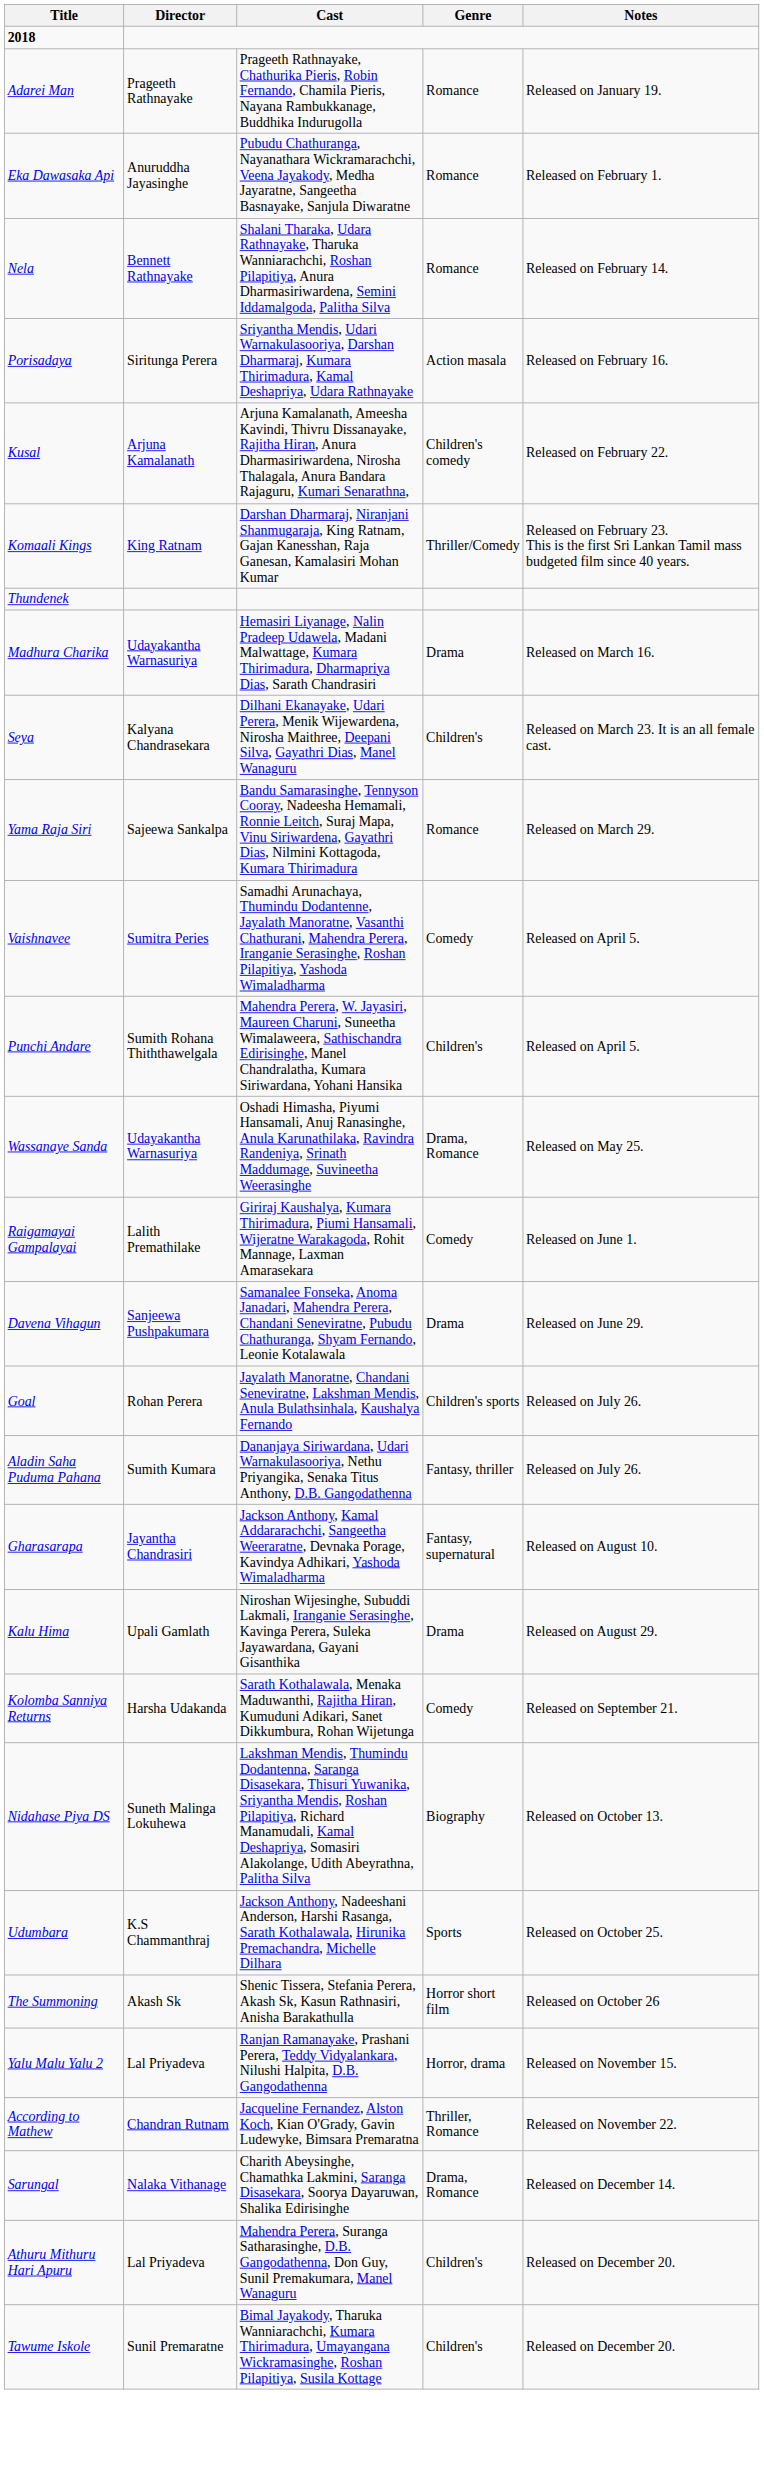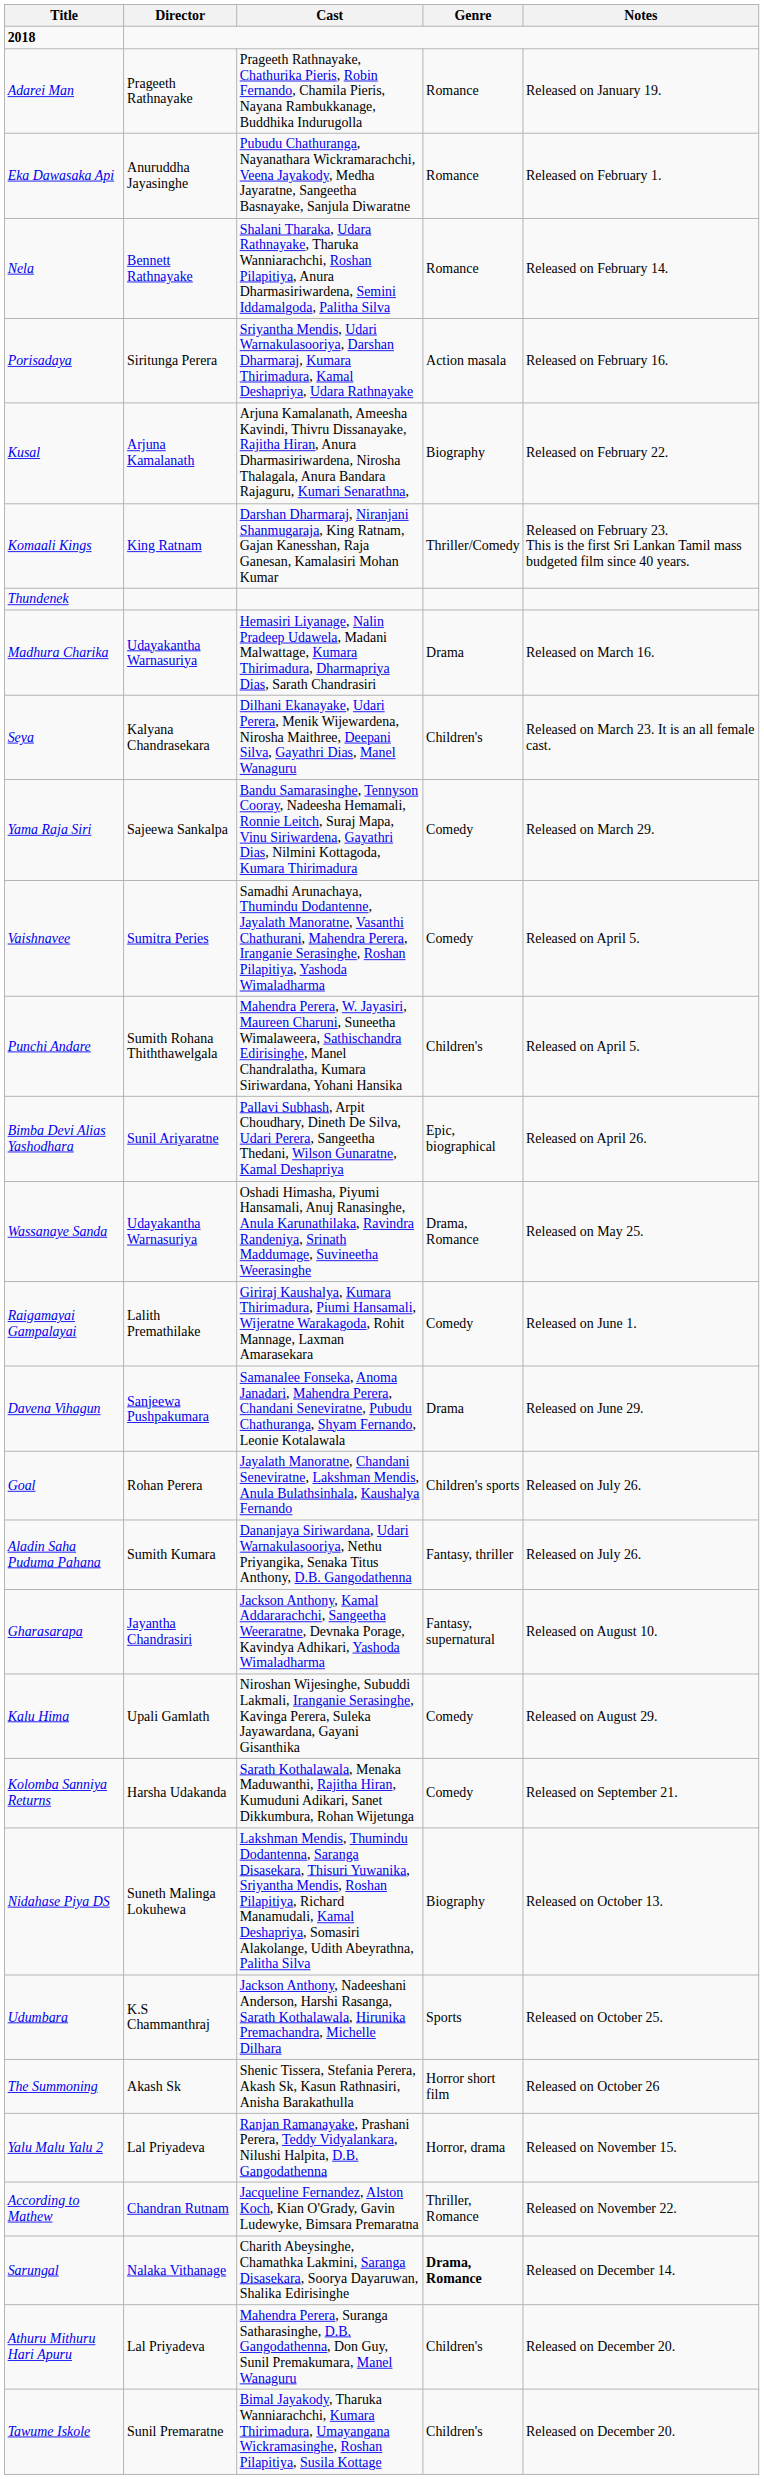(454, 453) Children's comedy -> (455, 453) Biography
(452, 829) Romance -> (450, 829) Comedy
+ row: (57, 1138)
(445, 1631) Drama -> (450, 1716) Comedy
(452, 2185) normal -> (454, 2270) bold
